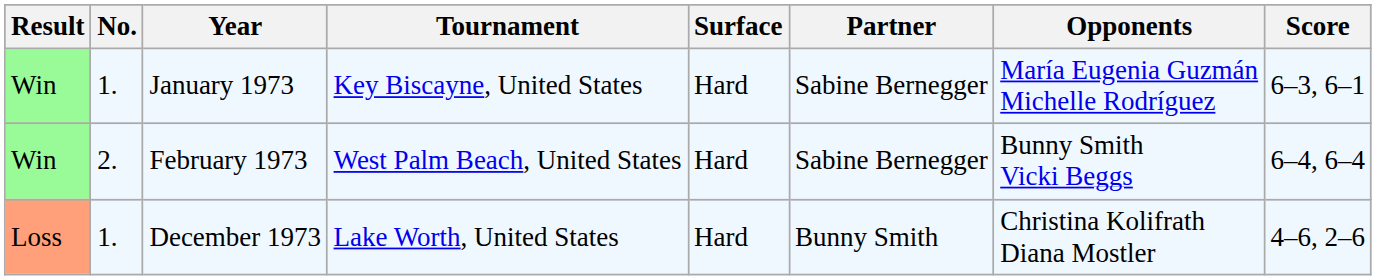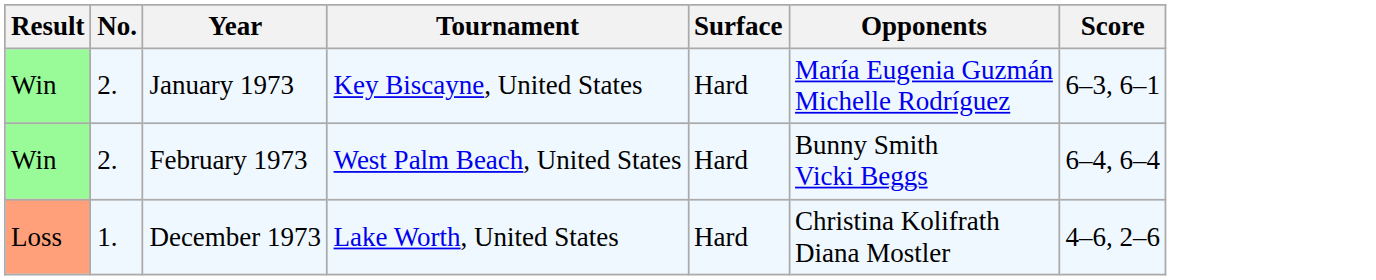- column: (891, 25)
(107, 85) 1. -> (107, 85) 2.
